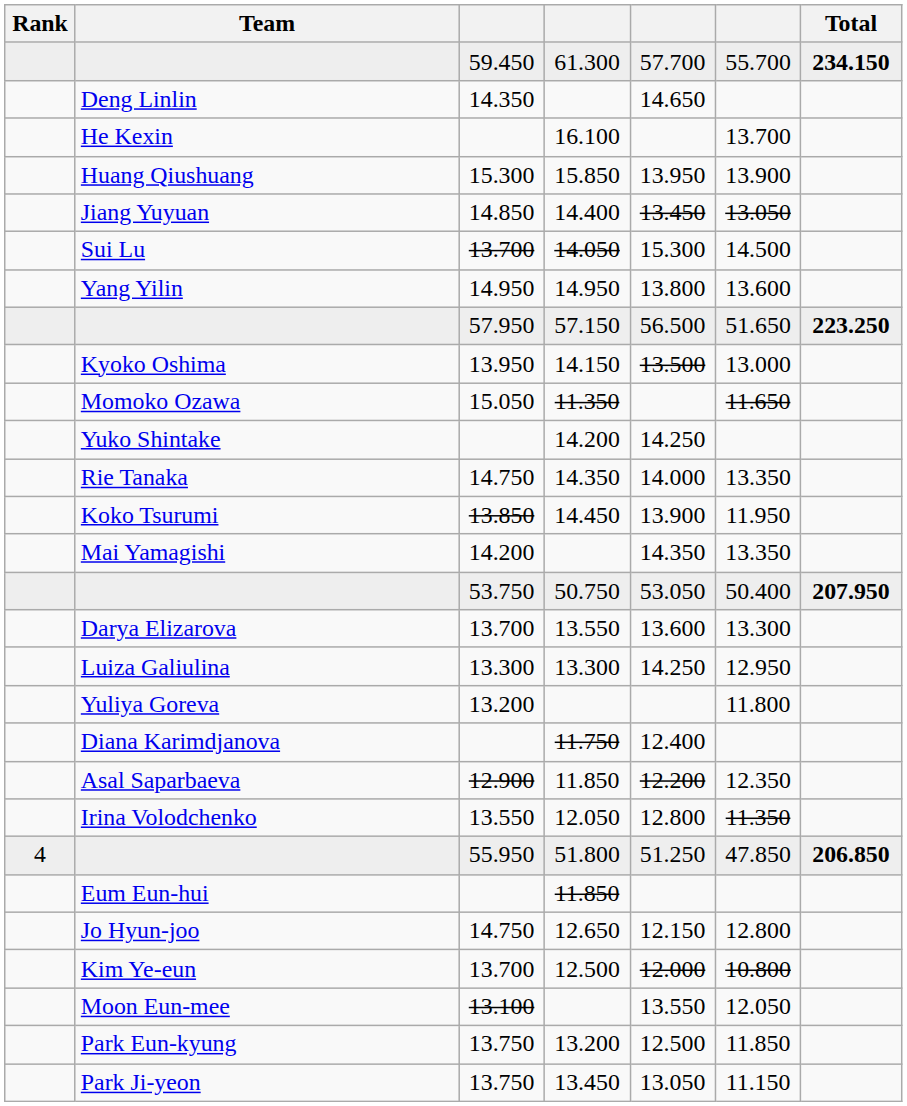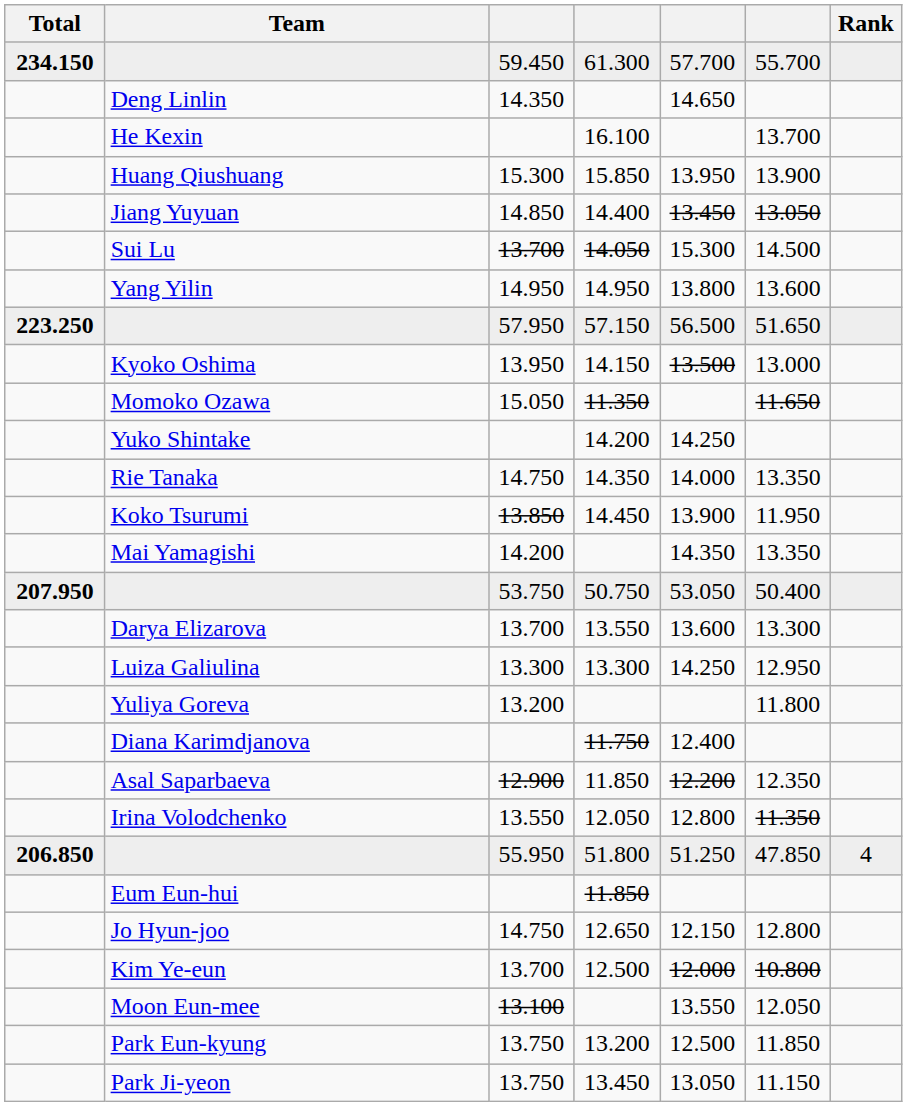columns swapped: (40, 23) <-> (851, 23)
